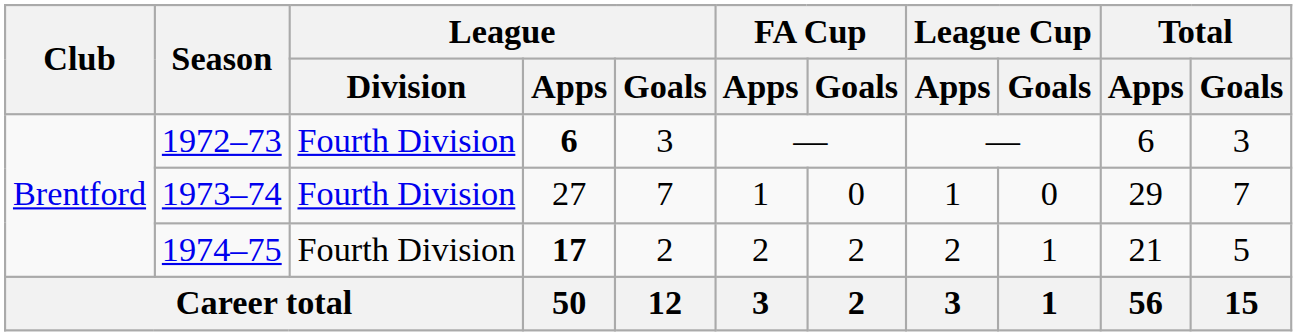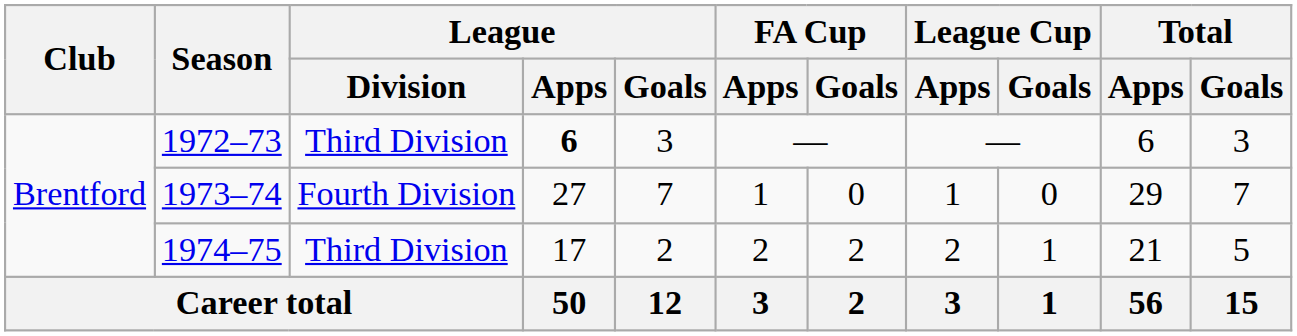(406, 140) Fourth Division -> (406, 140) Third Division
(406, 248) Fourth Division -> (406, 248) Third Division
(569, 248) bold -> (569, 248) normal
